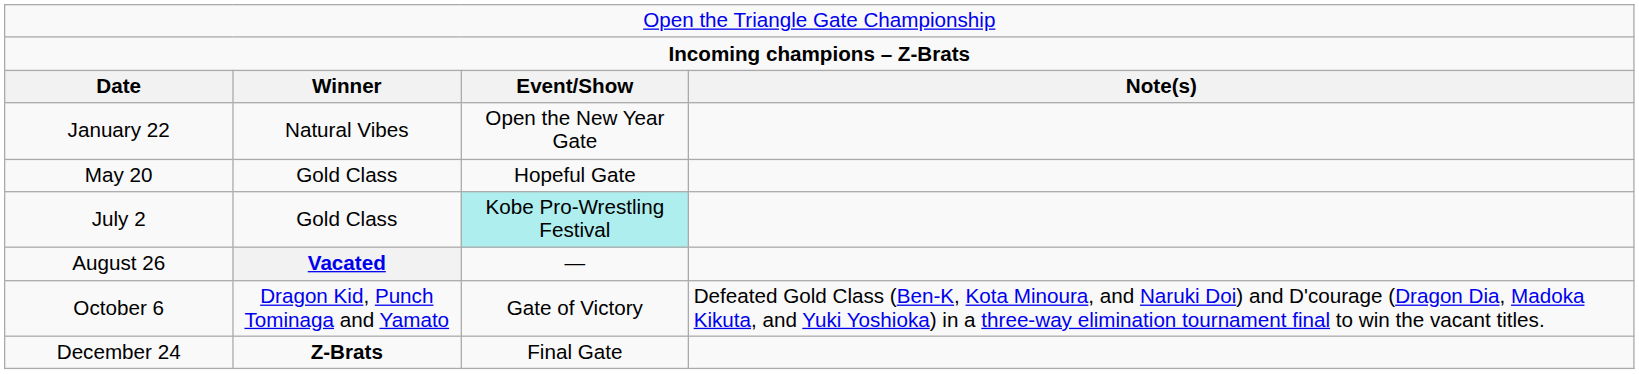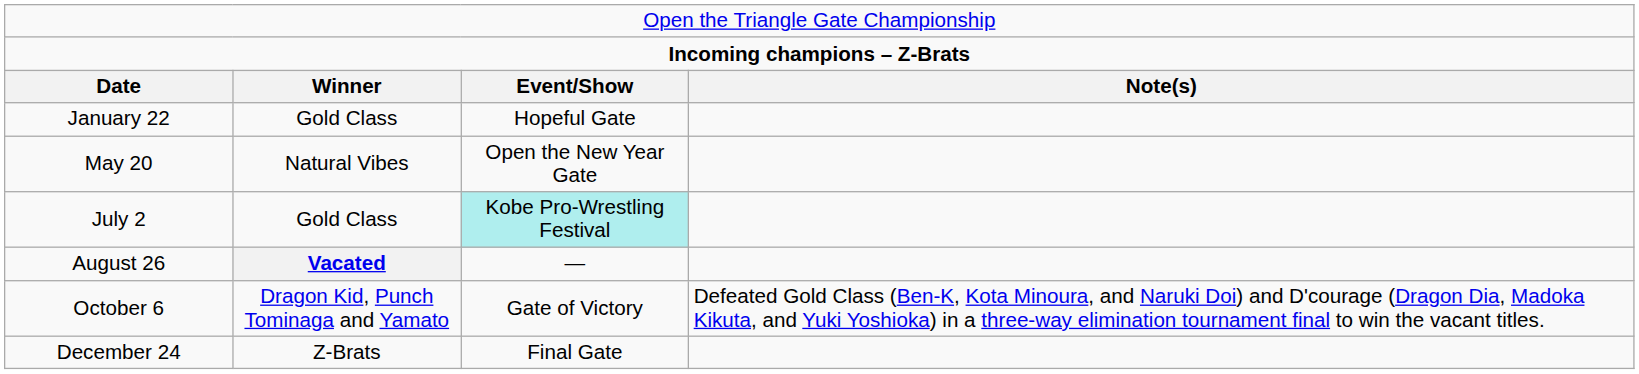(347, 130) Natural Vibes -> (347, 119) Gold Class
(575, 130) Open the New Year Gate -> (575, 119) Hopeful Gate
(347, 175) Gold Class -> (347, 163) Natural Vibes
(575, 175) Hopeful Gate -> (575, 163) Open the New Year Gate
(347, 352) bold -> (347, 352) normal
